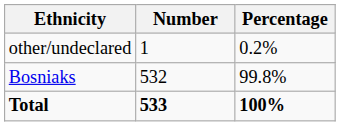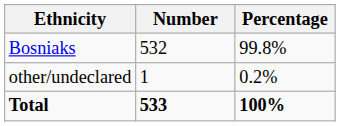rows swapped: (42, 76) <-> (70, 47)
